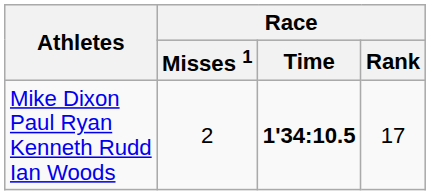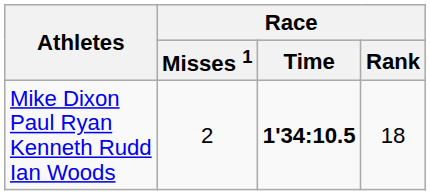(393, 136) 17 -> (393, 136) 18
